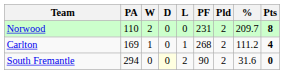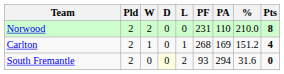columns swapped: (224, 12) <-> (131, 12)
(247, 28) 209.7 -> (247, 28) 210.0
(247, 45) 111.2 -> (247, 45) 151.2
(204, 61) 90 -> (203, 61) 93
